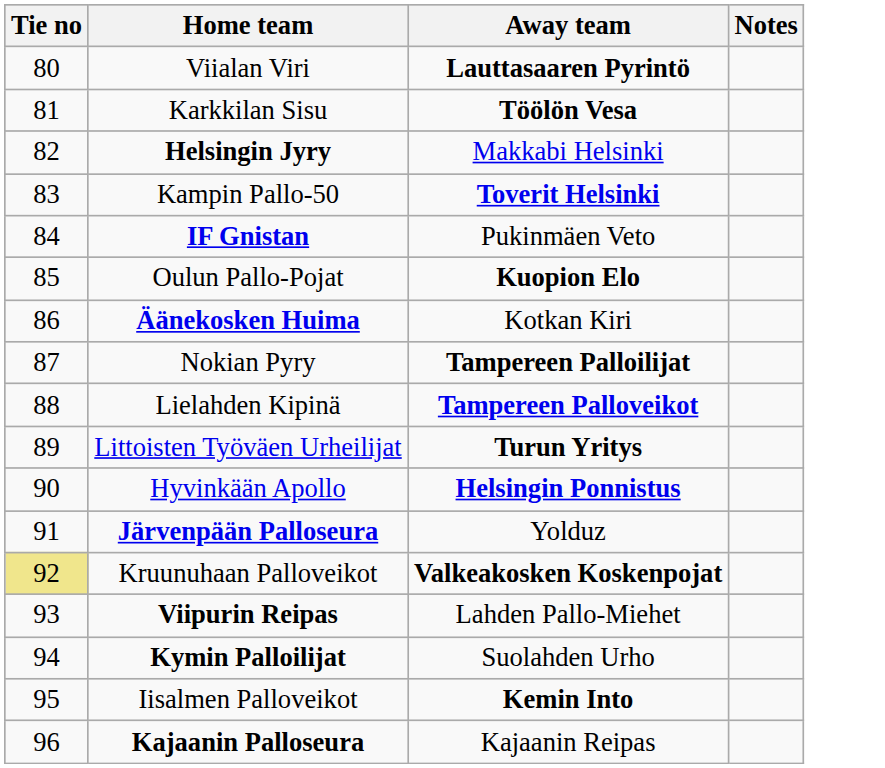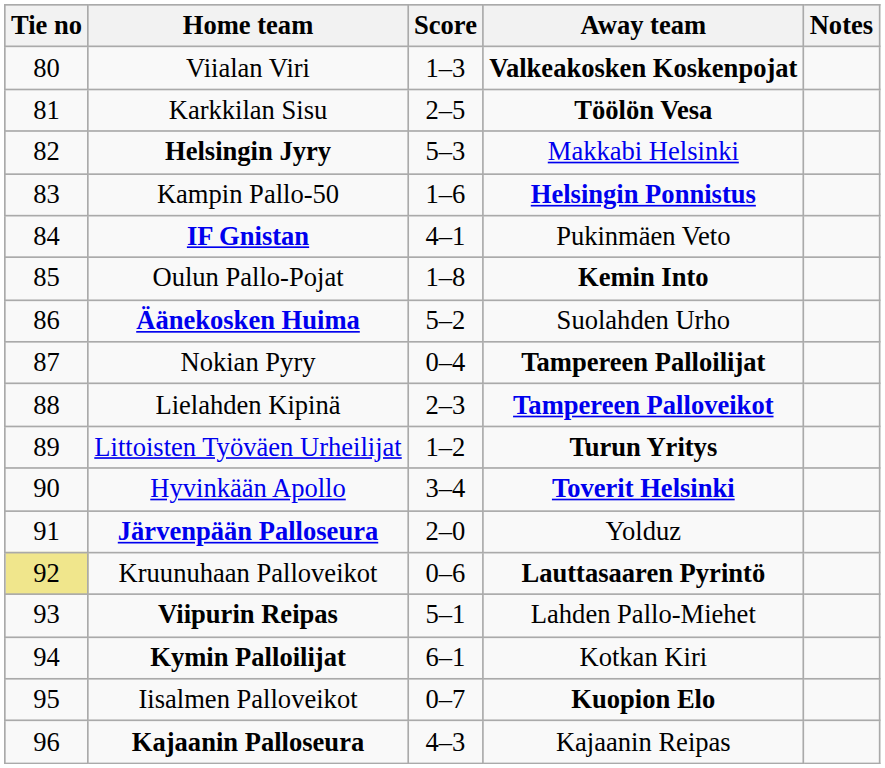+ column: (445, 25)
(568, 67) Lauttasaaren Pyrintö -> (643, 67) Valkeakosken Koskenpojat
(568, 194) Toverit Helsinki -> (643, 194) Helsingin Ponnistus
(568, 278) Kuopion Elo -> (643, 278) Kemin Into
(568, 320) Kotkan Kiri -> (643, 320) Suolahden Urho
(568, 488) Helsingin Ponnistus -> (643, 488) Toverit Helsinki
(568, 573) Valkeakosken Koskenpojat -> (643, 573) Lauttasaaren Pyrintö
(568, 657) Suolahden Urho -> (643, 657) Kotkan Kiri
(568, 699) Kemin Into -> (643, 699) Kuopion Elo
